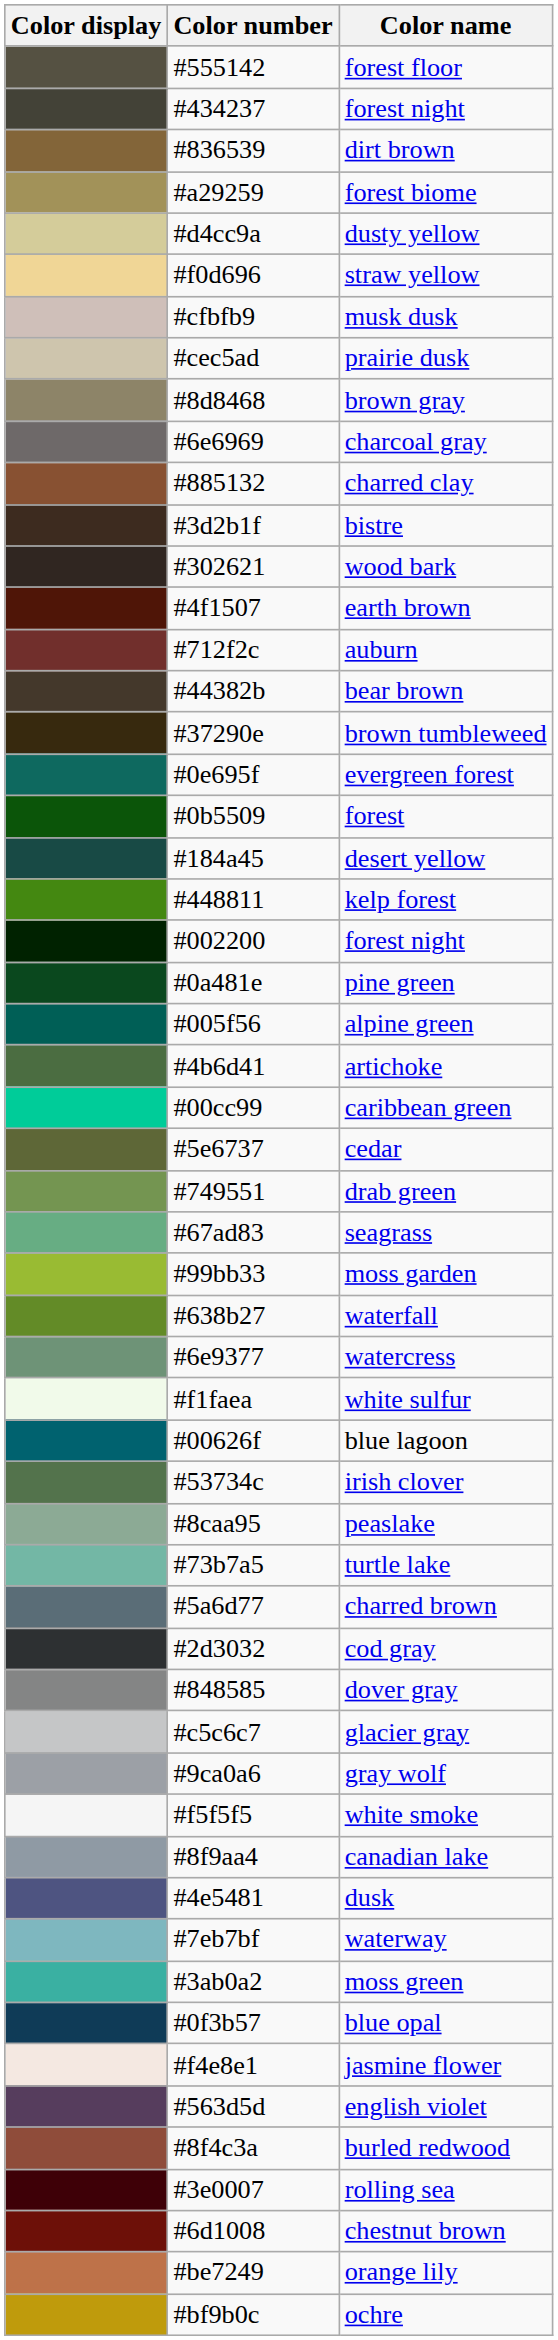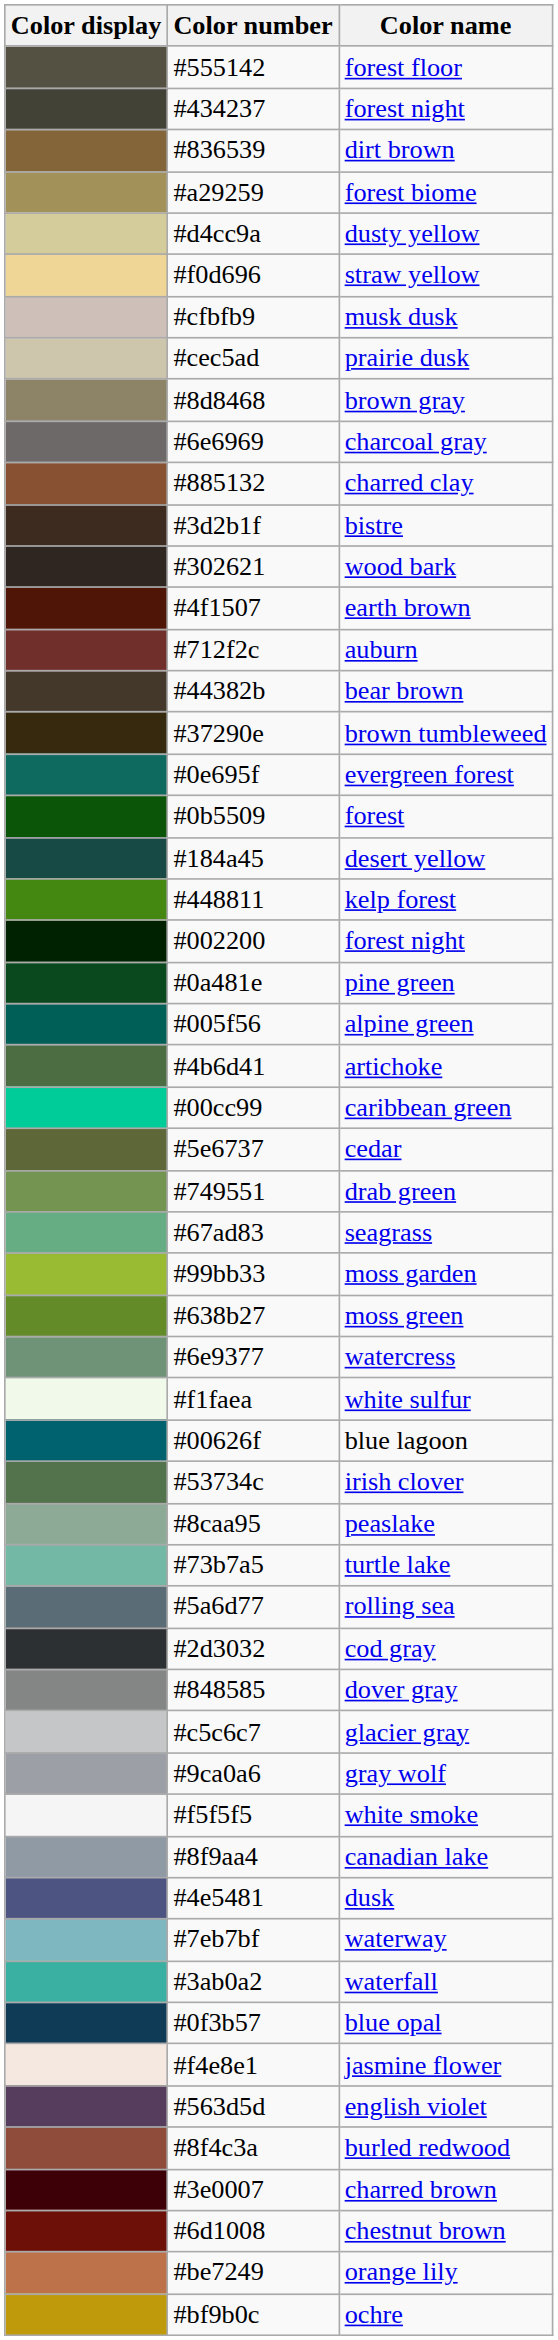(391, 1315) waterfall -> (404, 1315) moss green
(421, 1606) charred brown -> (400, 1606) rolling sea
(404, 1981) moss green -> (391, 1981) waterfall
(400, 2189) rolling sea -> (421, 2189) charred brown
